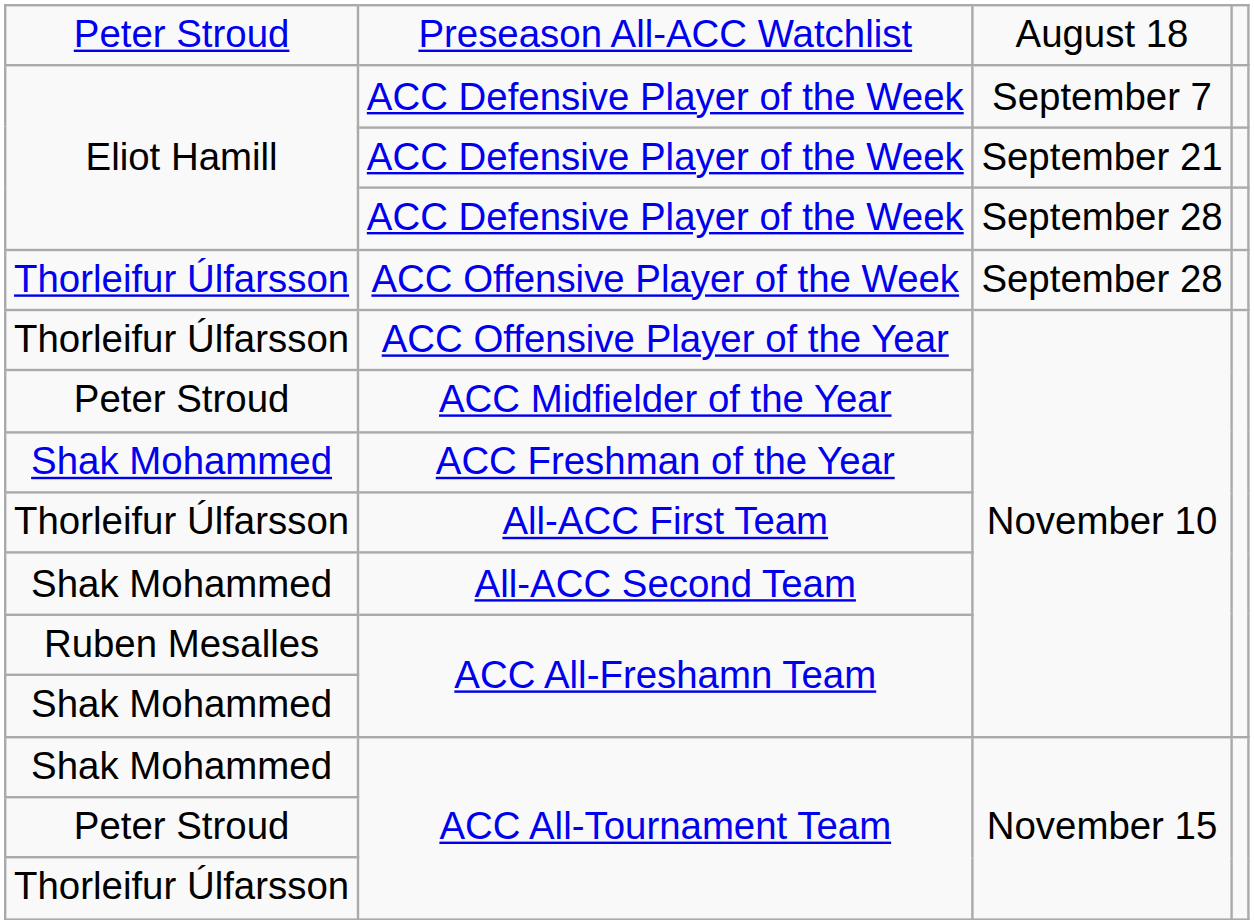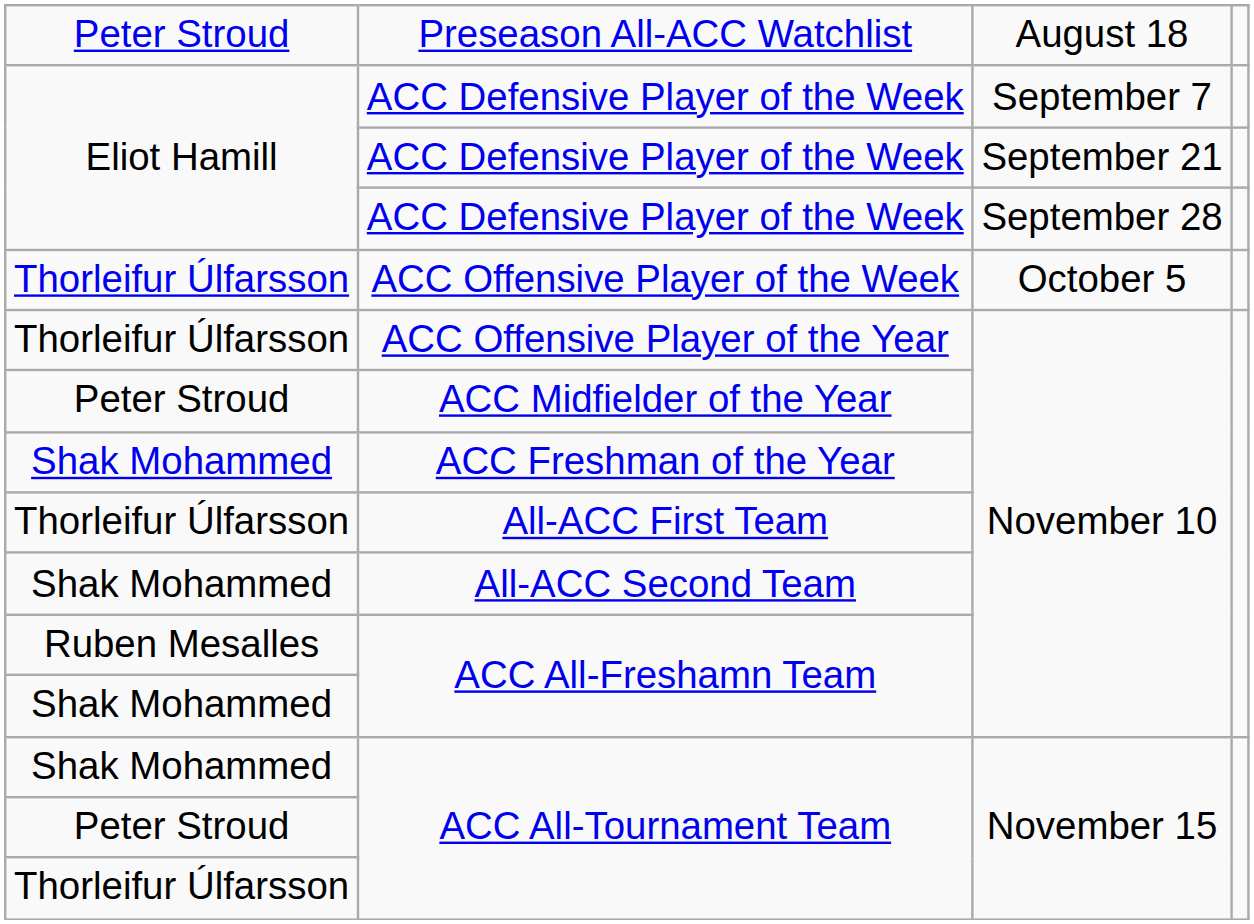(1102, 278) September 28 -> (1102, 278) October 5
